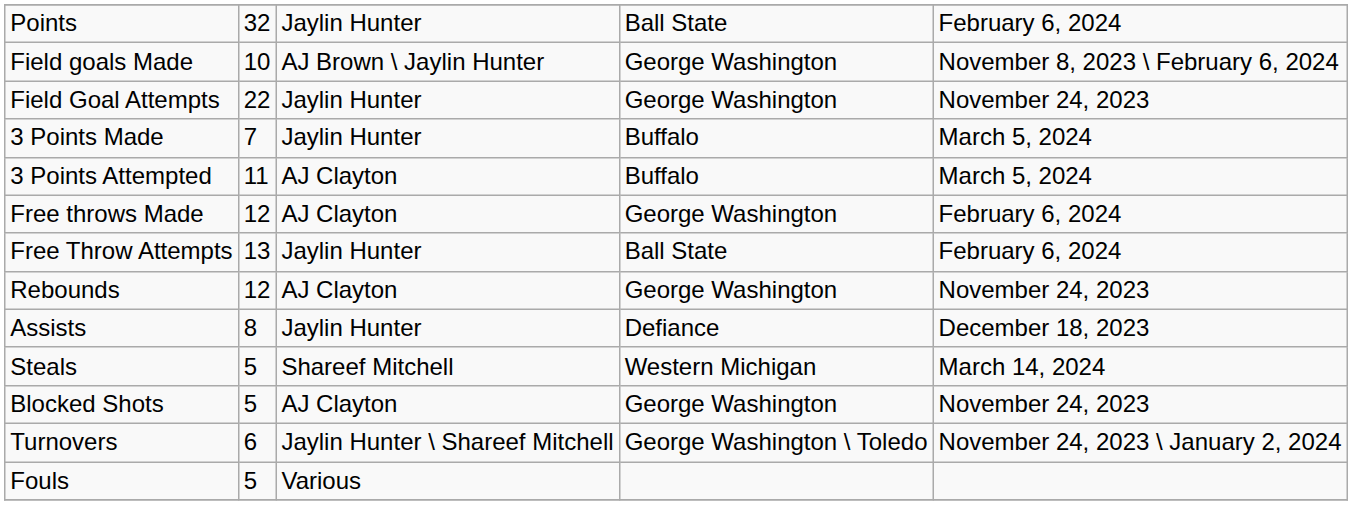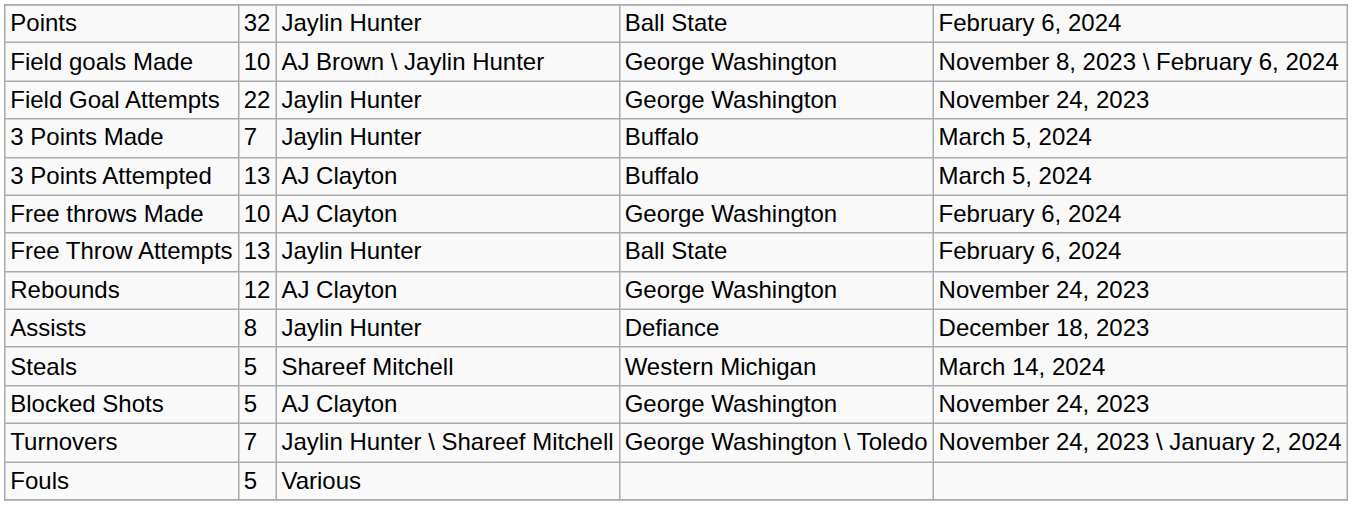(256, 175) 11 -> (257, 175) 13
(257, 213) 12 -> (257, 213) 10
(250, 442) 6 -> (250, 442) 7
